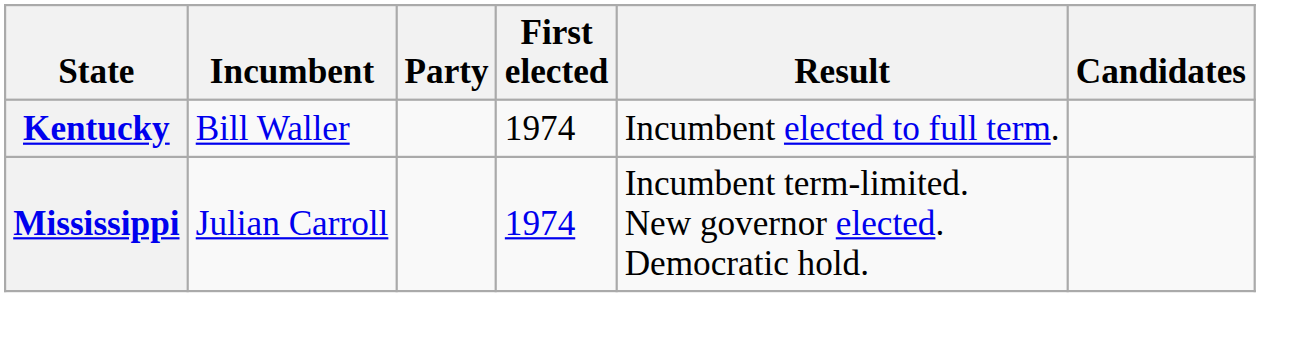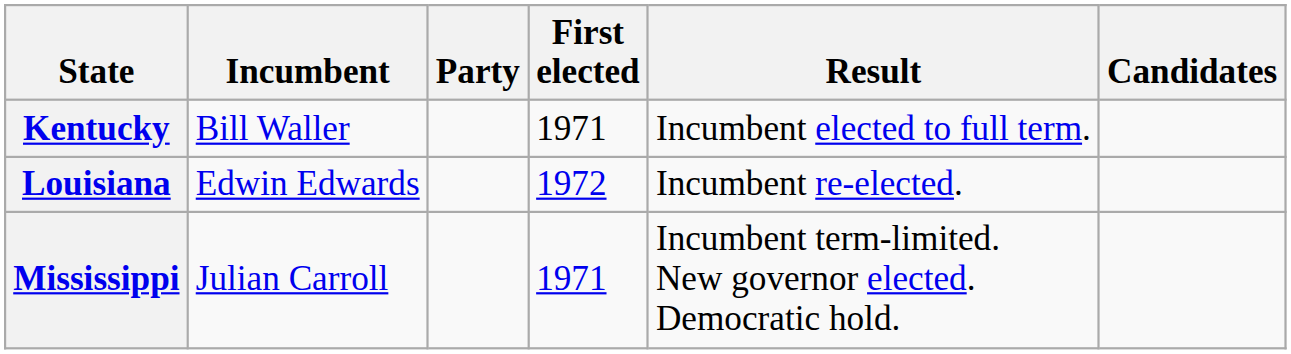(540, 127) 1974 -> (571, 127) 1971
+ row: (96, 183)
(540, 223) 1974 -> (571, 279) 1971
